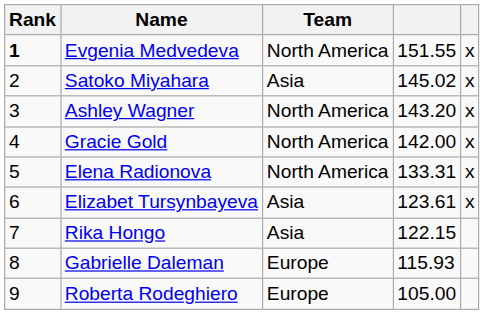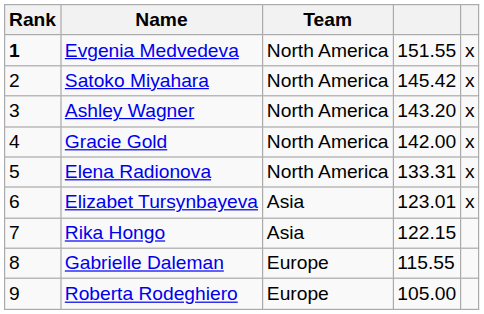(286, 80) Asia -> (328, 80) North America
(427, 80) 145.02 -> (427, 80) 145.42
(427, 202) 123.61 -> (427, 202) 123.01
(426, 263) 115.93 -> (426, 263) 115.55
